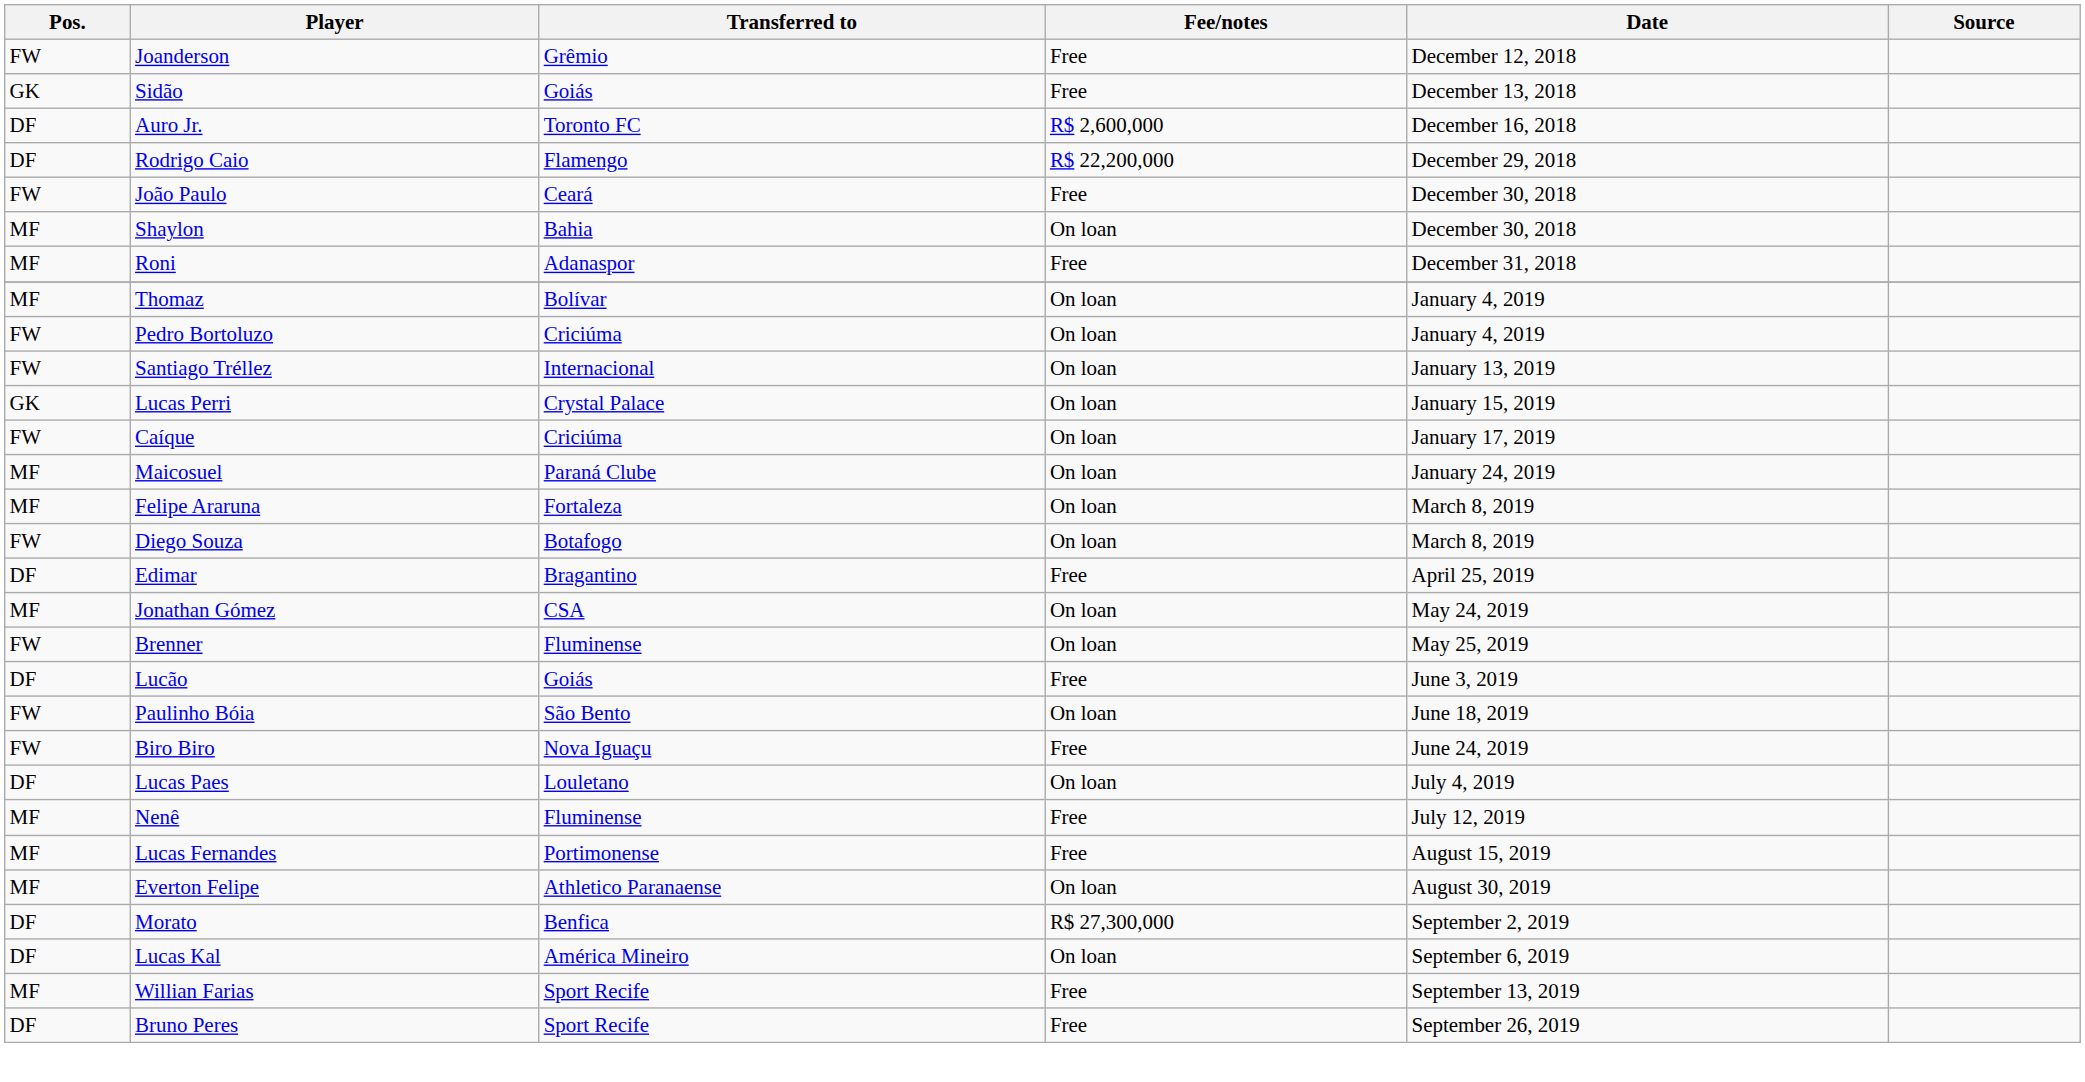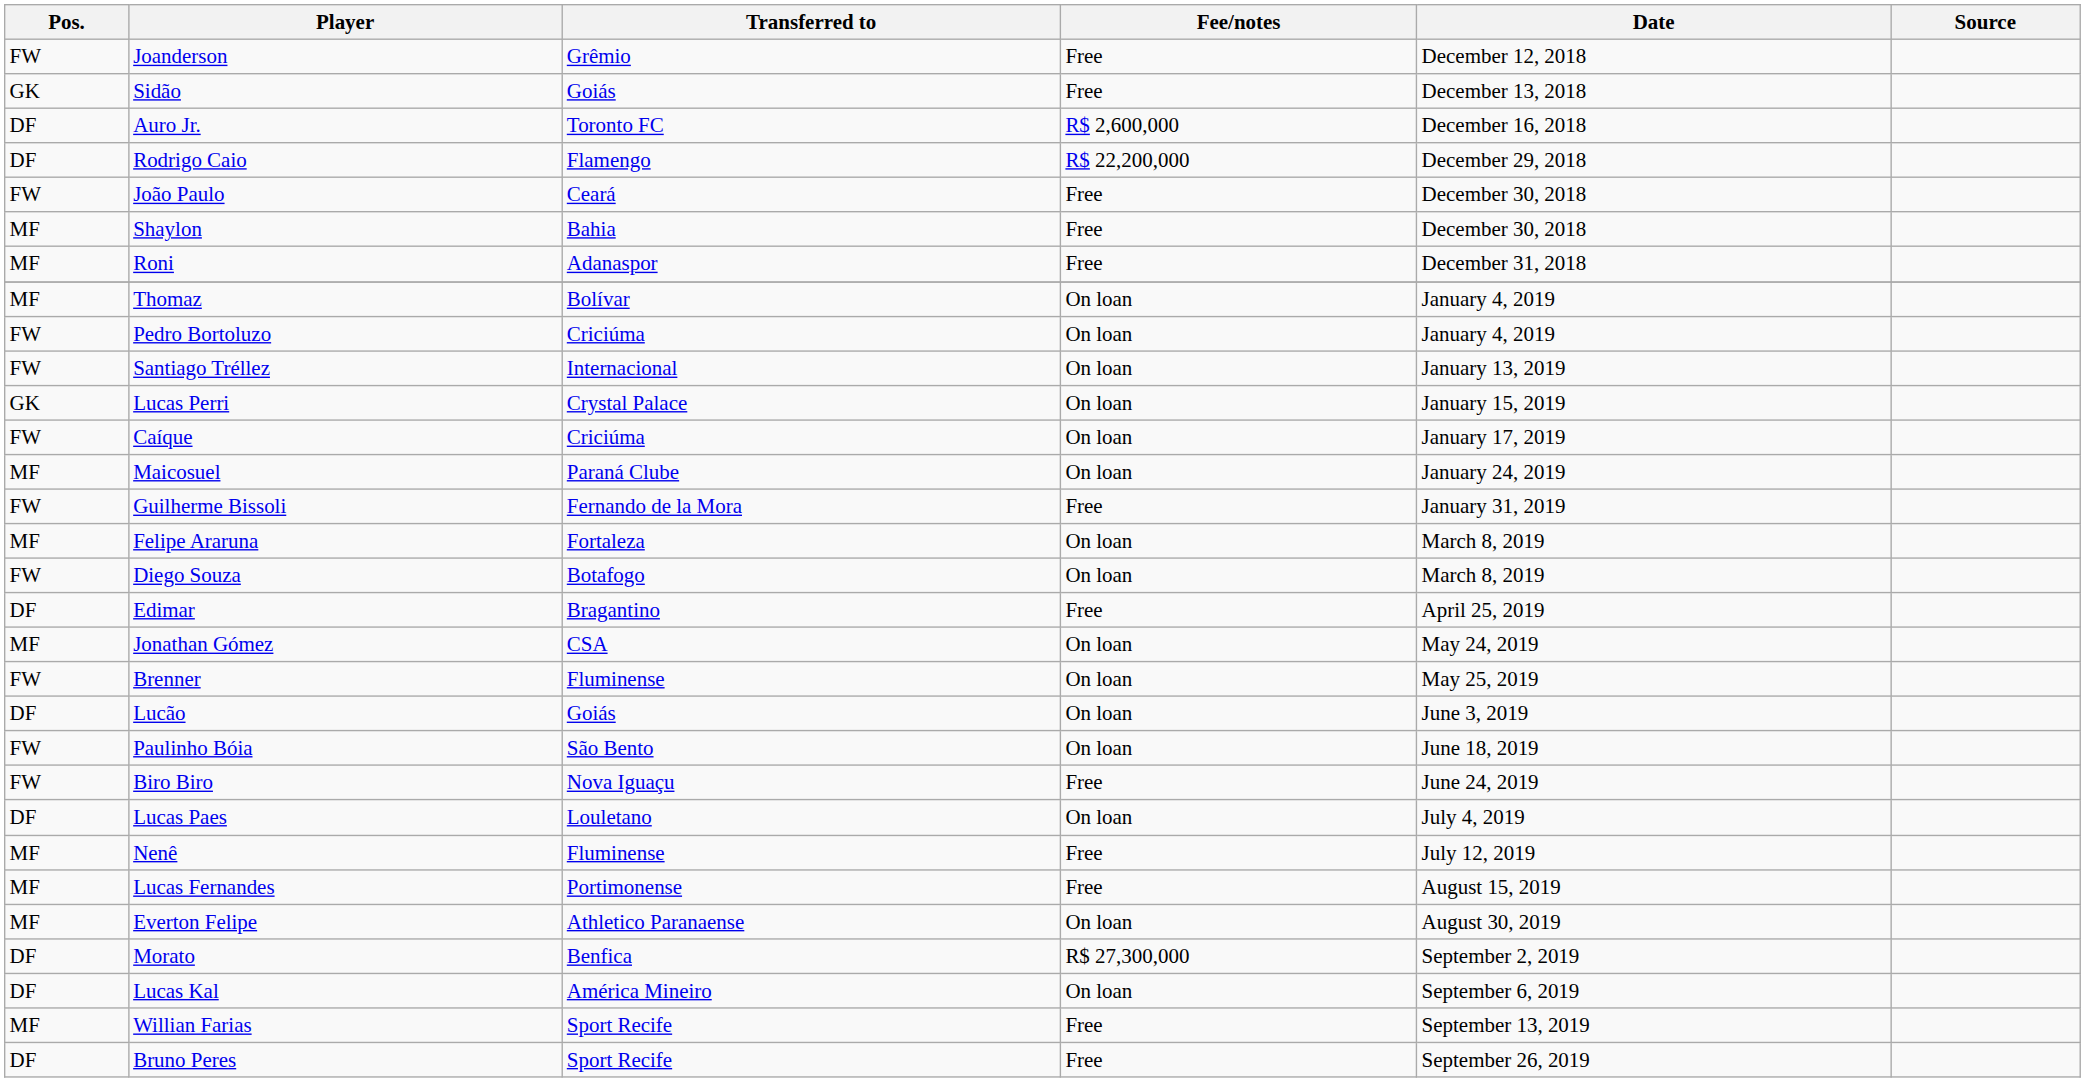(1083, 229) On loan -> (1084, 229) Free
+ row: (210, 506)
(1069, 679) Free -> (1099, 713) On loan
